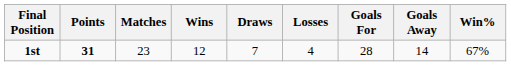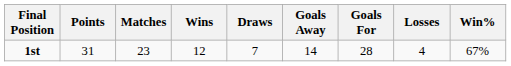columns swapped: (311, 22) <-> (422, 22)
(88, 50) bold -> (88, 50) normal
